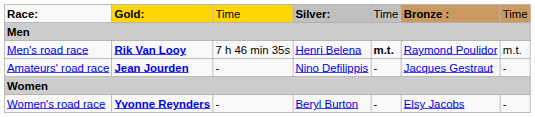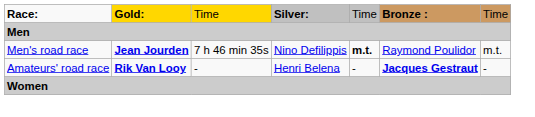(150, 50) Rik Van Looy -> (152, 50) Jean Jourden
(328, 50) Henri Belena -> (310, 50) Nino Defilippis
(152, 68) Jean Jourden -> (150, 68) Rik Van Looy
(332, 68) Nino Defilippis -> (307, 68) Henri Belena
(448, 68) normal -> (430, 68) bold
- row: (56, 104)
